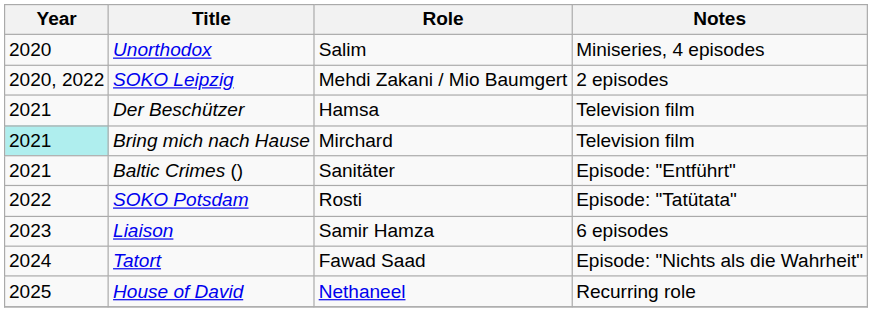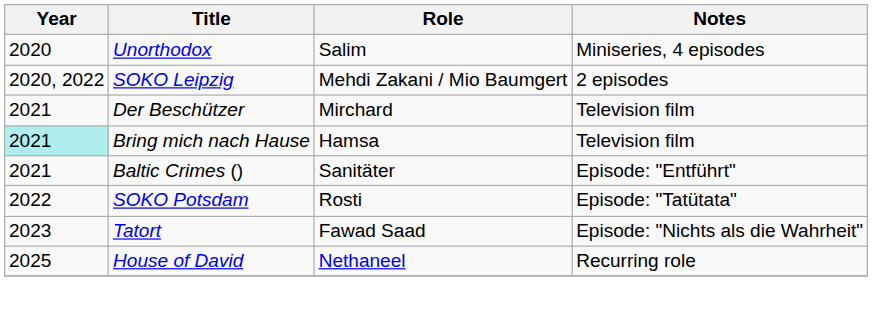(349, 110) Hamsa -> (356, 110) Mirchard
(356, 140) Mirchard -> (349, 140) Hamsa
- row: (143, 230)
(30, 261) 2024 -> (30, 230) 2023
